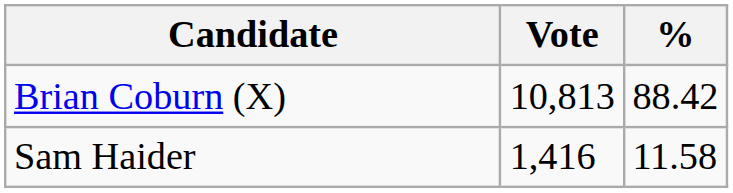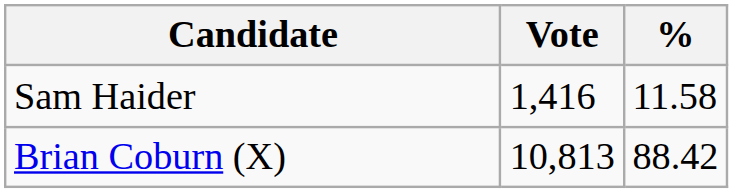rows swapped: (150, 95) <-> (105, 156)
